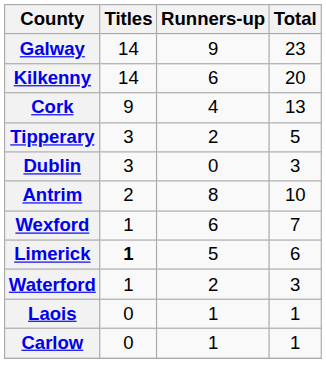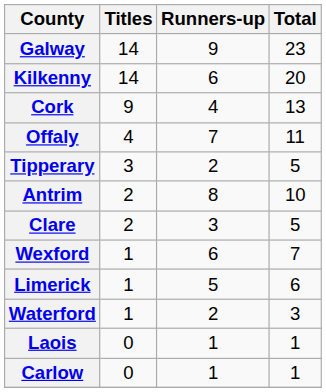+ row: (52, 136)
- row: (52, 166)
+ row: (52, 225)
(128, 254) bold -> (128, 284) normal
